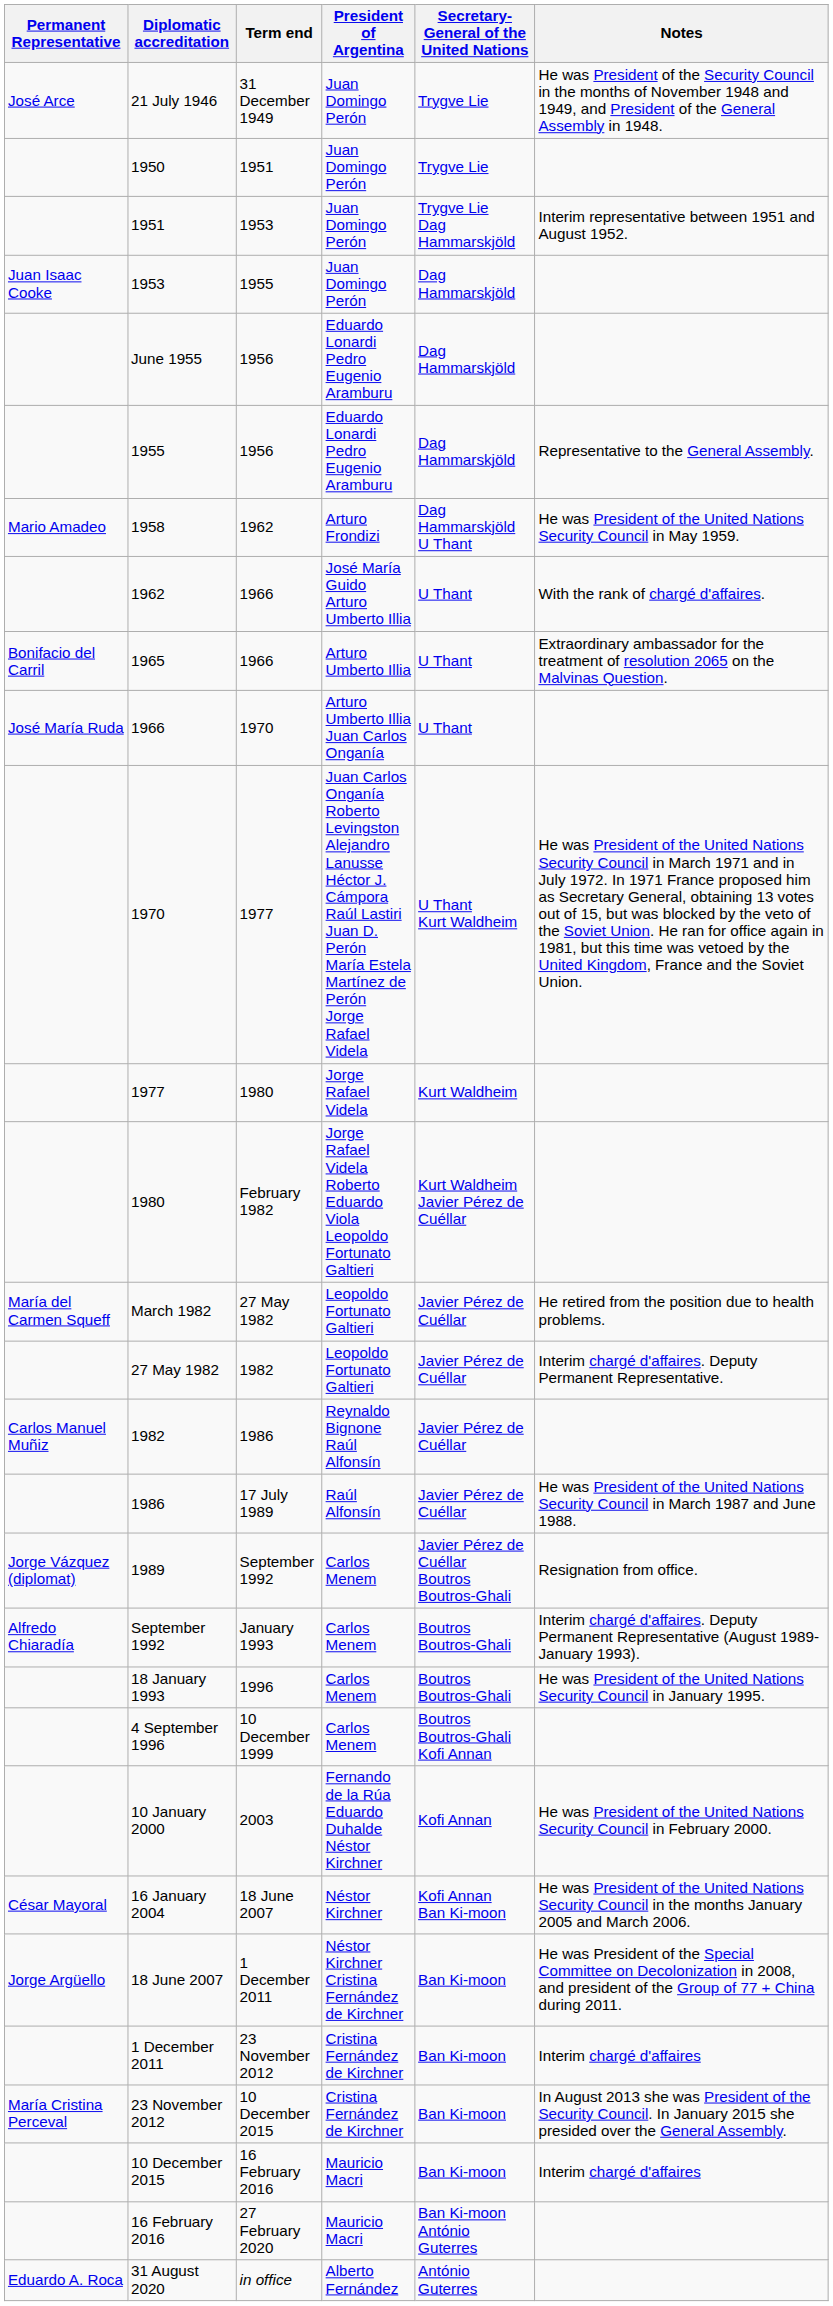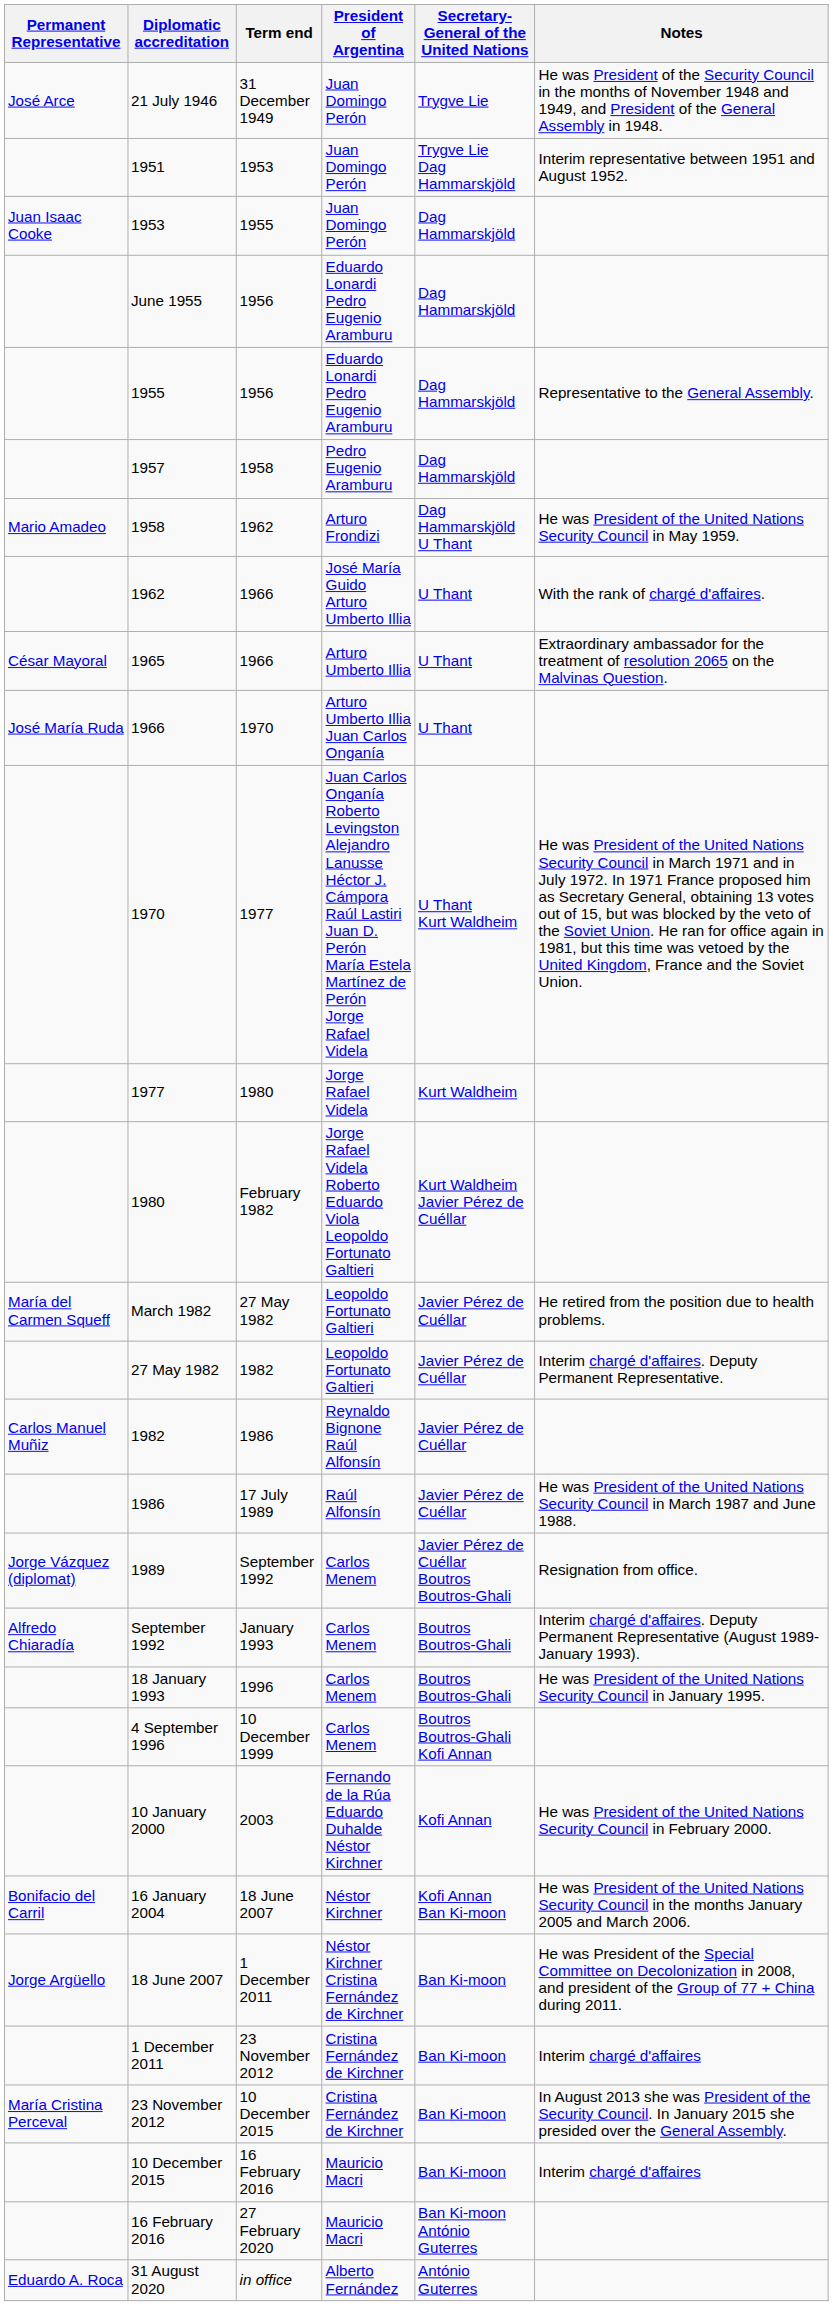- row: (148, 167)
+ row: (148, 468)
(51, 661) Bonifacio del Carril -> (57, 661) César Mayoral
(57, 1904) César Mayoral -> (51, 1904) Bonifacio del Carril
